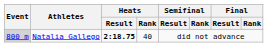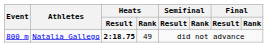(17, 35) lightgrey background -> (17, 35) no background
(148, 35) 40 -> (148, 35) 49
